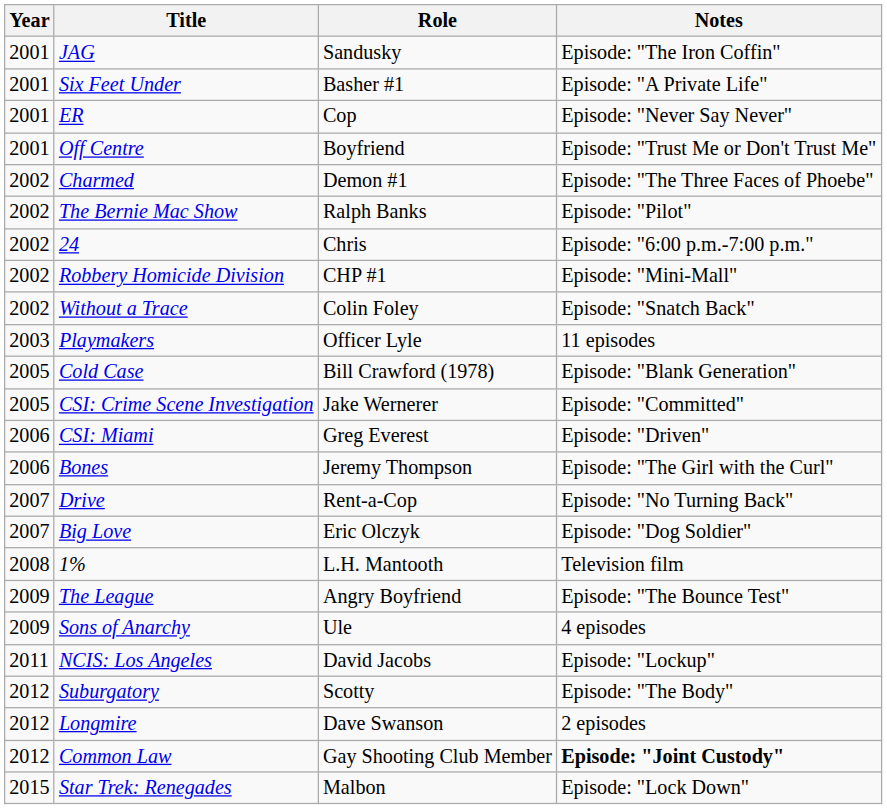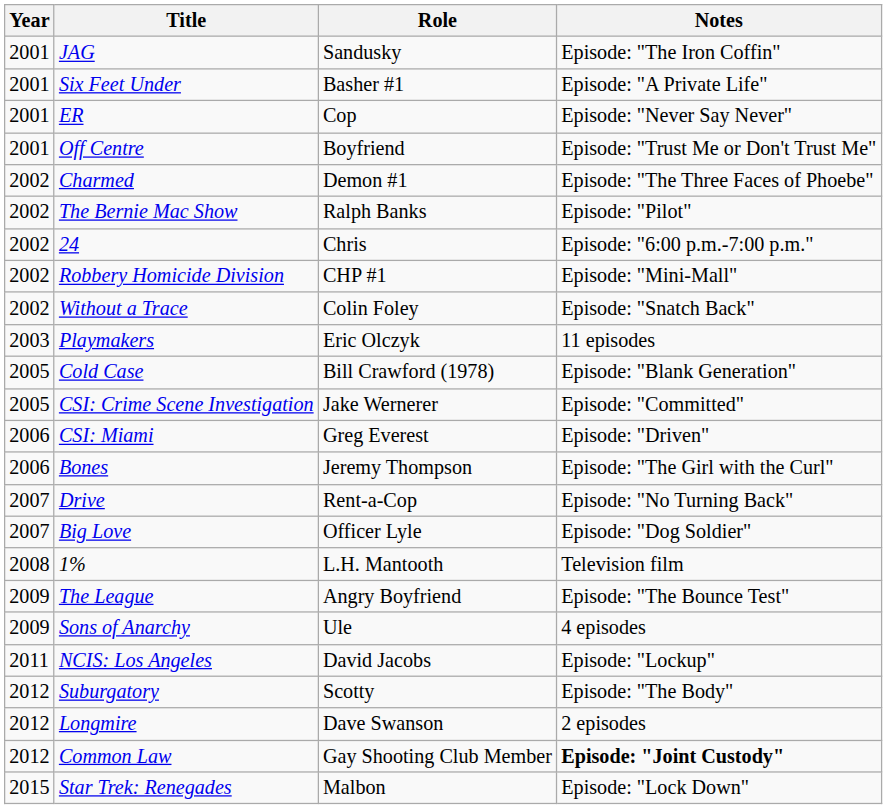(372, 340) Officer Lyle -> (371, 340) Eric Olczyk
(371, 532) Eric Olczyk -> (372, 532) Officer Lyle
